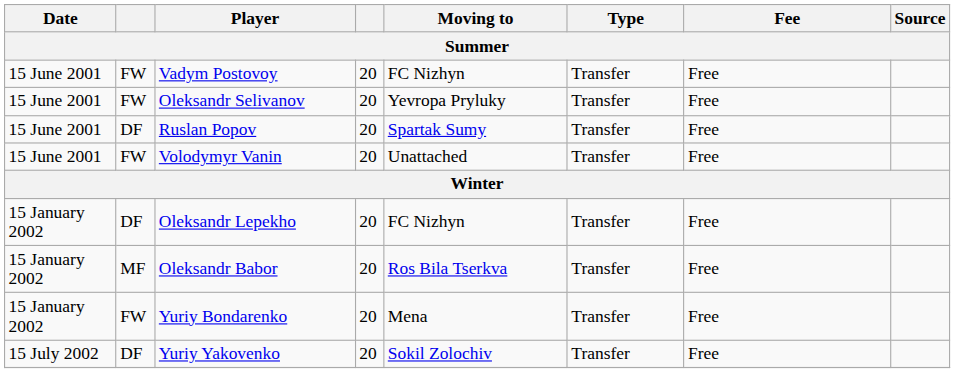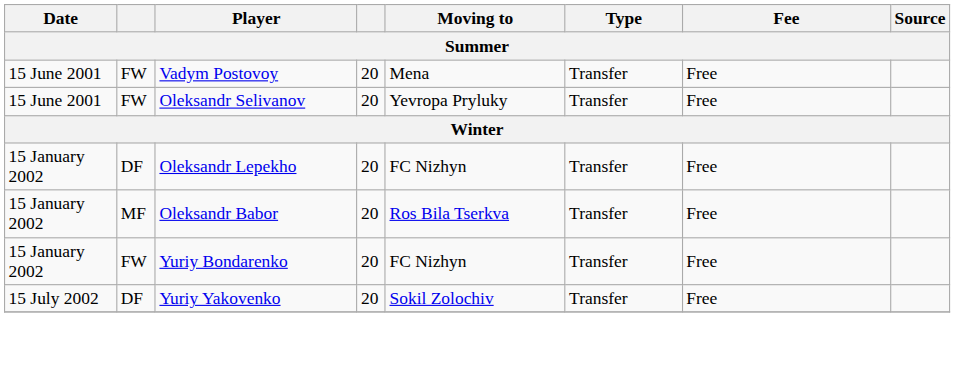(426, 73) FC Nizhyn -> (409, 73) Mena
- row: (208, 128)
- row: (220, 156)
(408, 316) Mena -> (428, 260) FC Nizhyn
